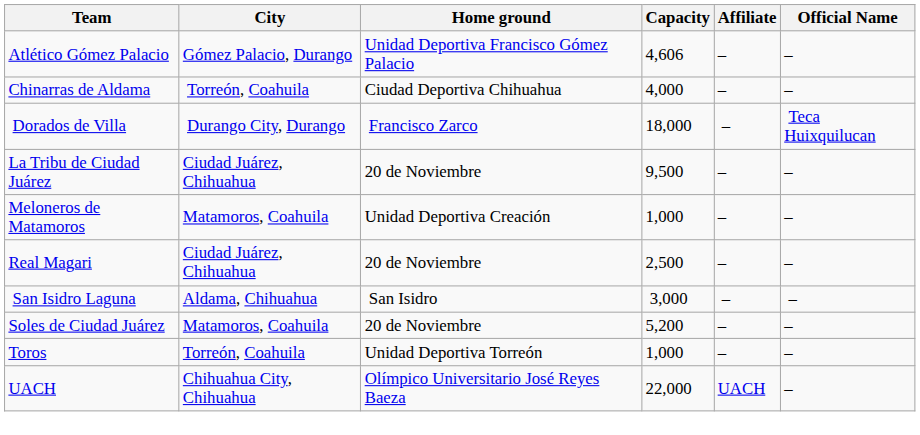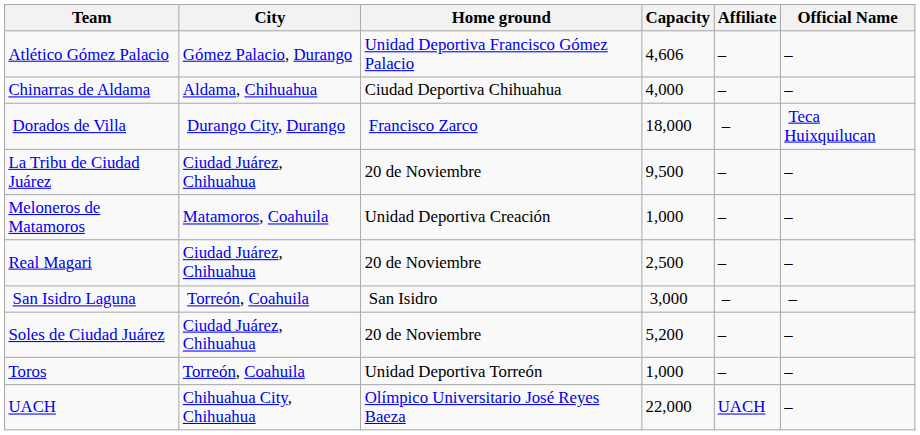(248, 90) Torreón, Coahuila -> (250, 90) Aldama, Chihuahua
(250, 298) Aldama, Chihuahua -> (248, 298) Torreón, Coahuila
(256, 325) Matamoros, Coahuila -> (233, 334) Ciudad Juárez, Chihuahua
